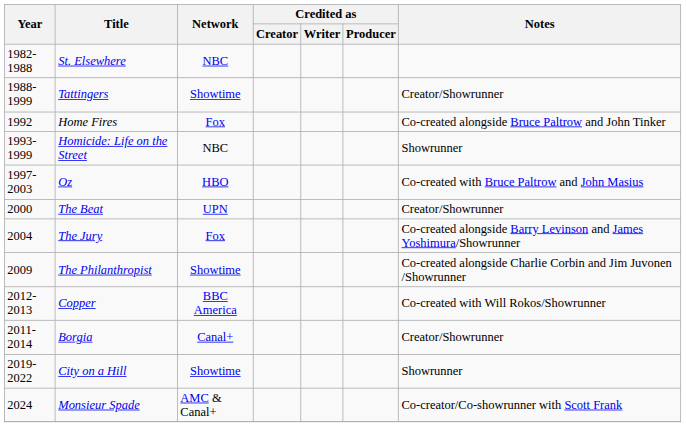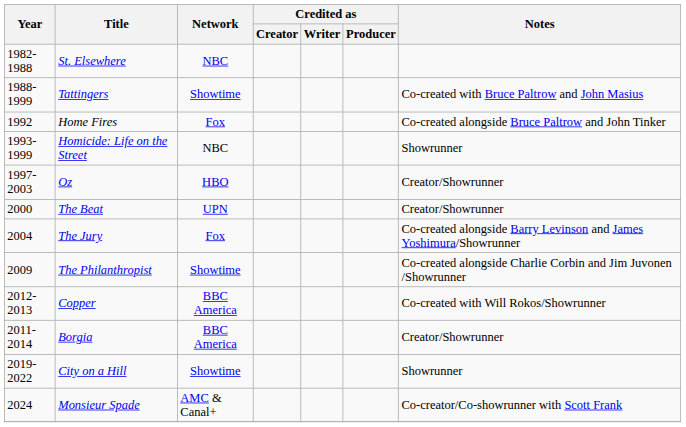(452, 94) Creator/Showrunner -> (522, 94) Co-created with Bruce Paltrow and John Masius
(522, 182) Co-created with Bruce Paltrow and John Masius -> (452, 182) Creator/Showrunner
(215, 337) Canal+ -> (215, 337) BBC America
